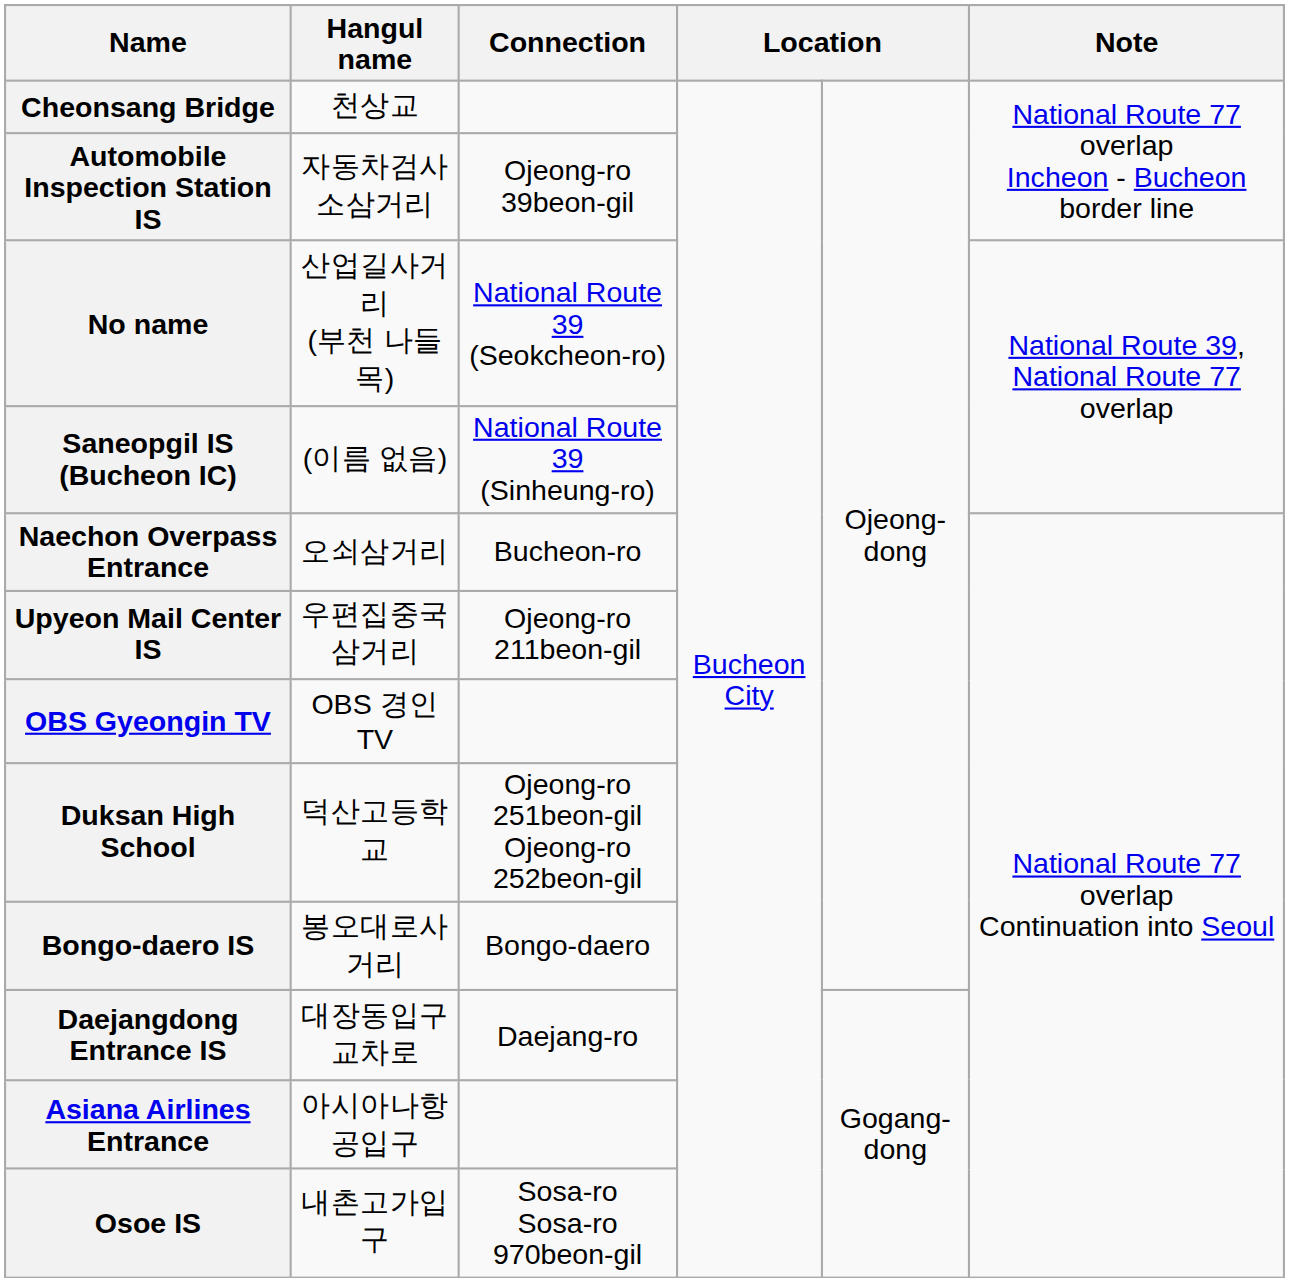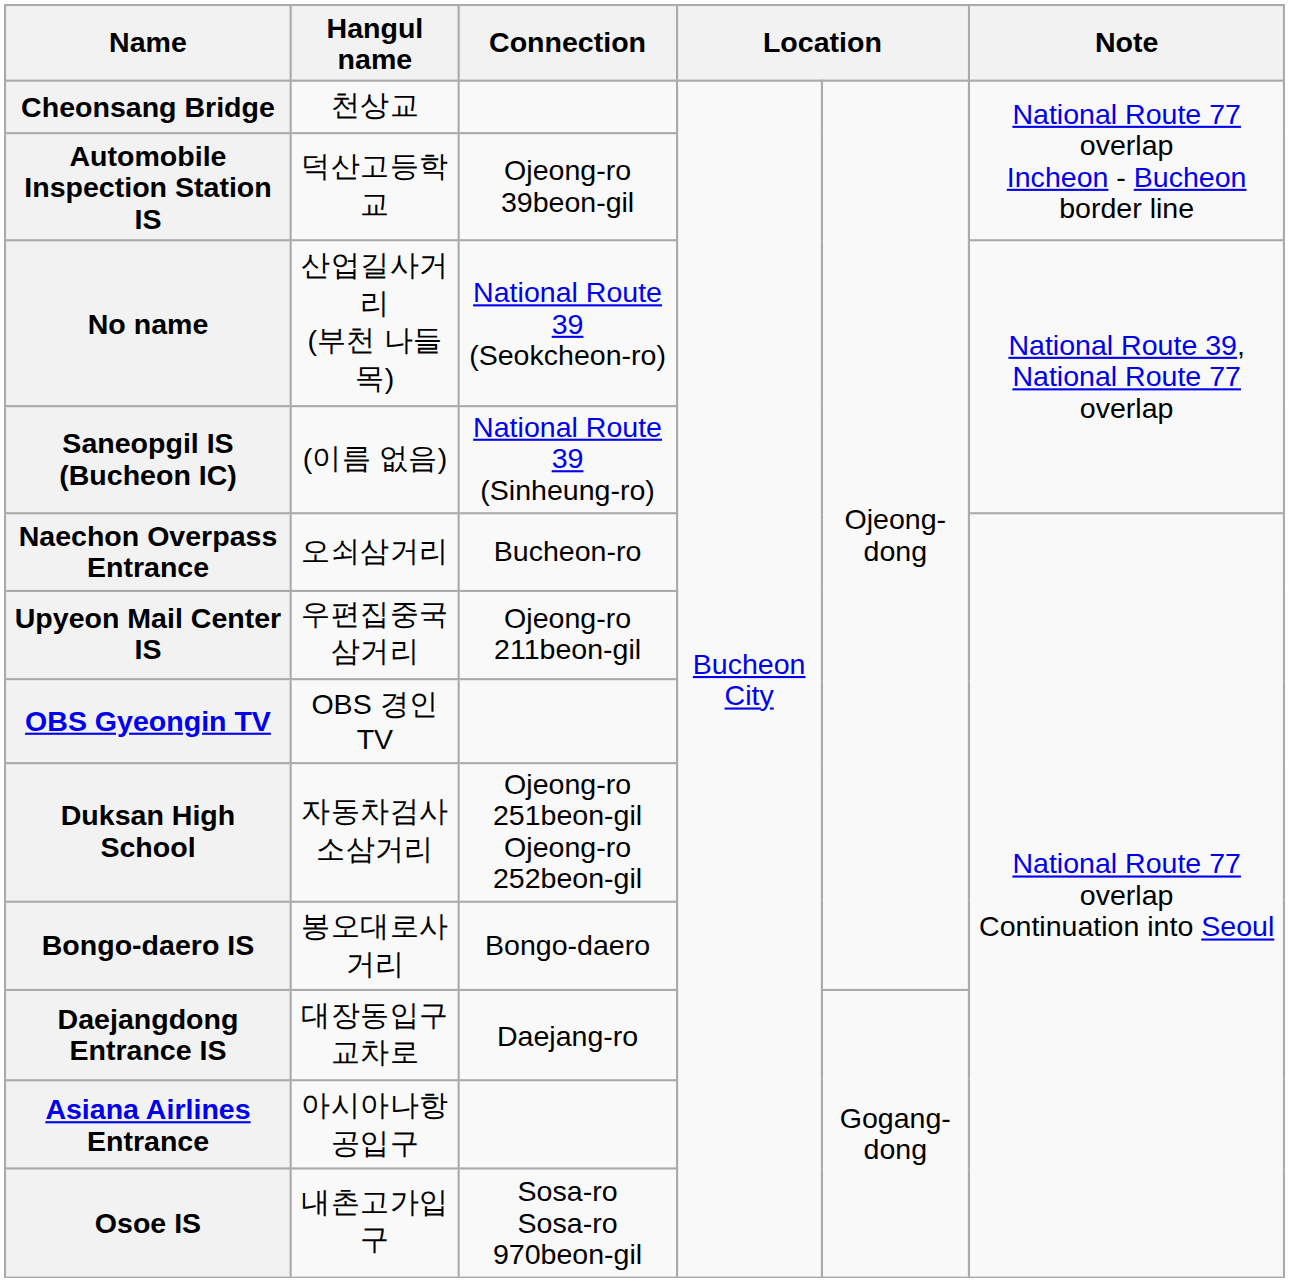(375, 185) 자동차검사소삼거리 -> (375, 185) 덕산고등학교
(375, 830) 덕산고등학교 -> (375, 830) 자동차검사소삼거리
